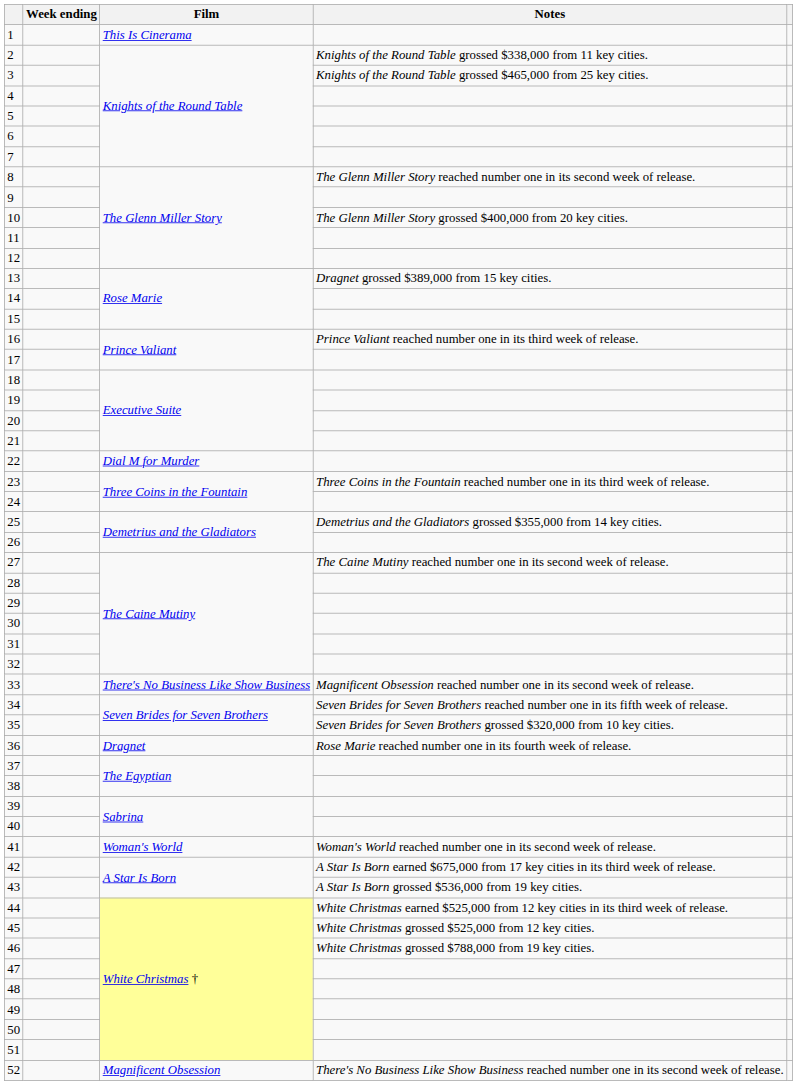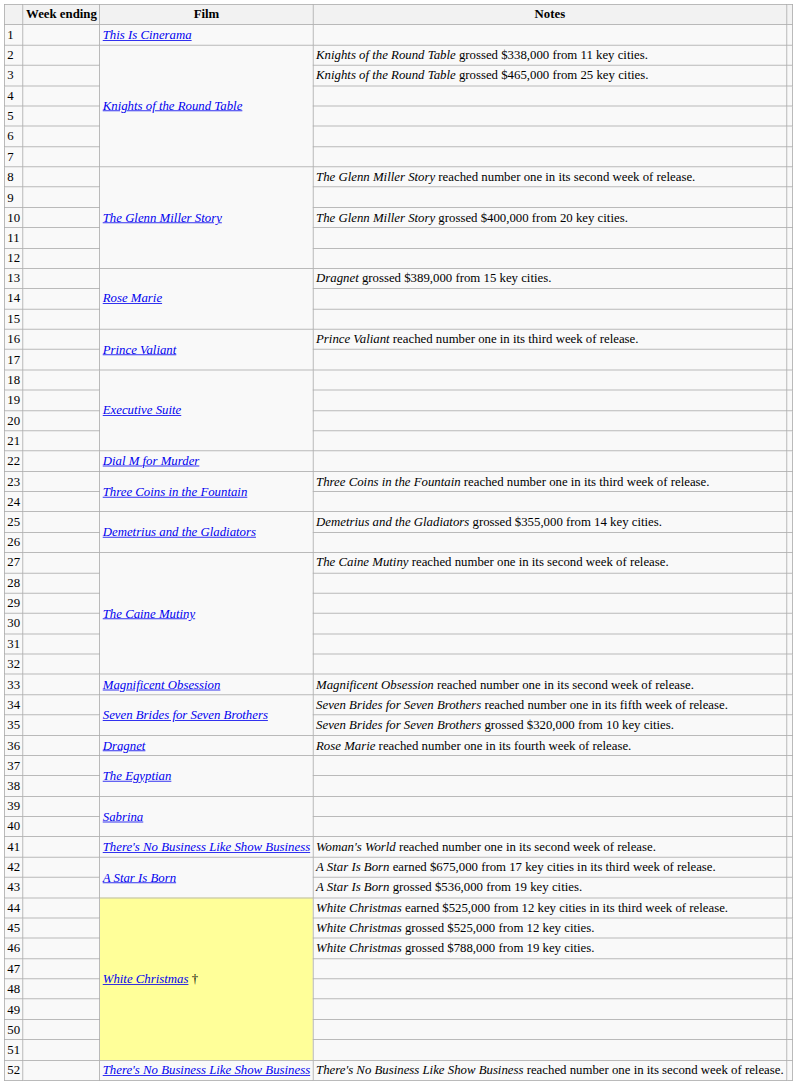(206, 684) There's No Business Like Show Business -> (162, 684) Magnificent Obsession
(143, 846) Woman's World -> (206, 846) There's No Business Like Show Business
(162, 1070) Magnificent Obsession -> (206, 1070) There's No Business Like Show Business
